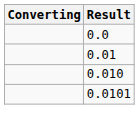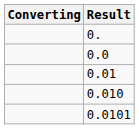+ row: (94, 34)
